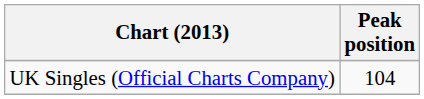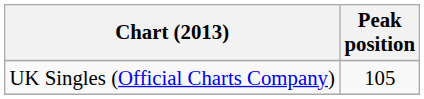(380, 77) 104 -> (380, 77) 105
